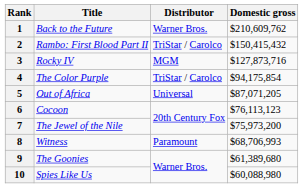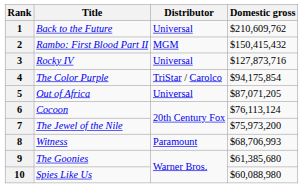(180, 28) Warner Bros. -> (173, 28) Universal
(187, 45) TriStar / Carolco -> (166, 45) MGM
(166, 61) MGM -> (173, 61) Universal
(255, 110) $76,113,123 -> (255, 110) $76,113,124
(256, 158) $61,389,680 -> (256, 158) $61,385,680
